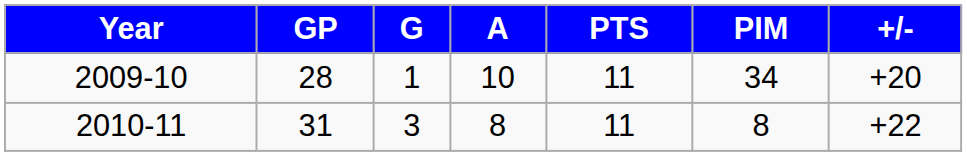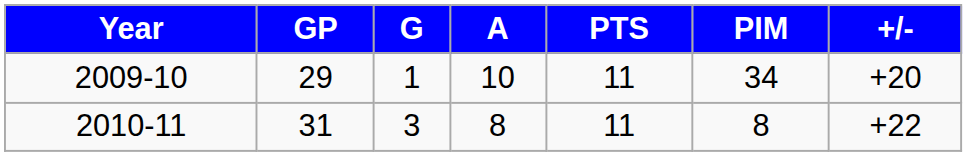(316, 77) 28 -> (316, 77) 29
